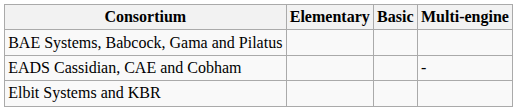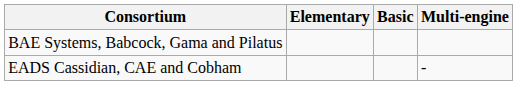- row: (84, 93)
